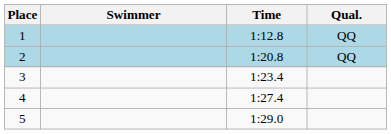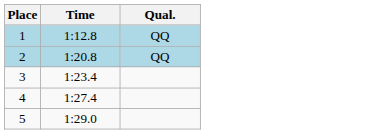- column: (134, 14)
